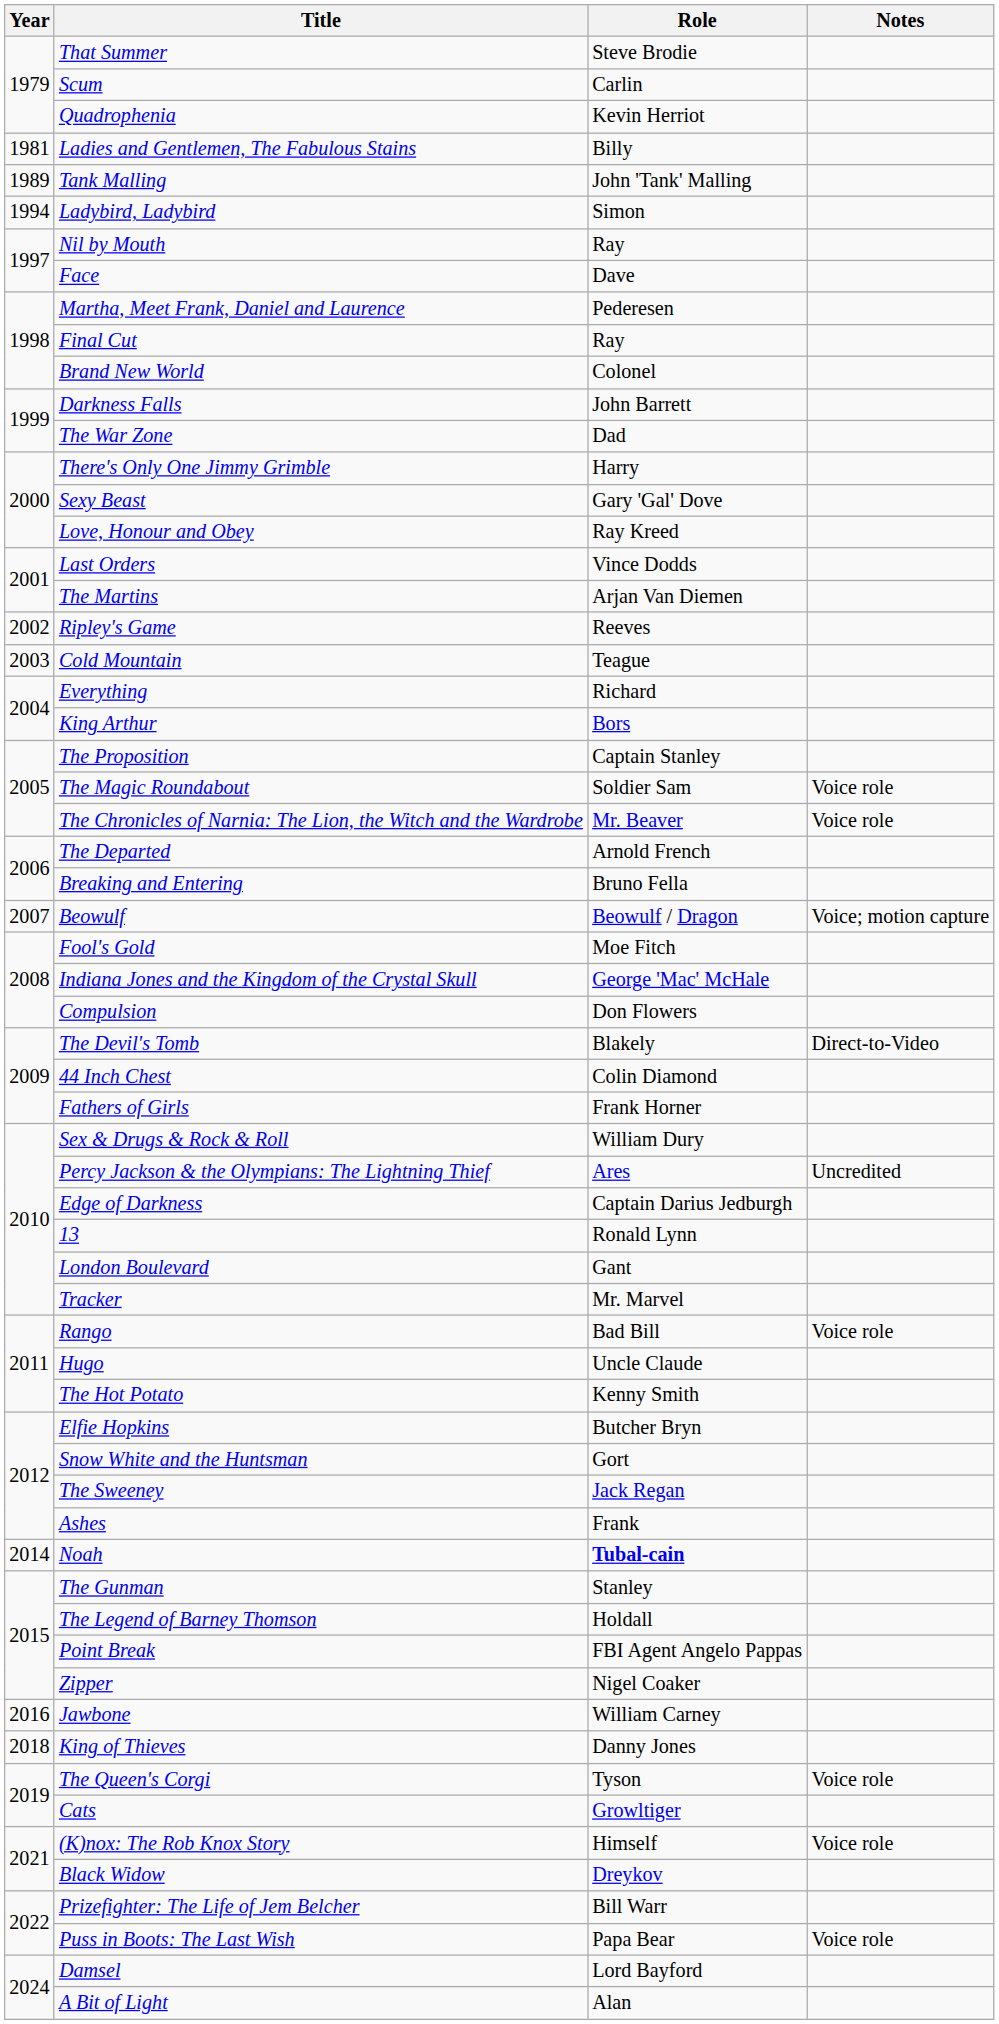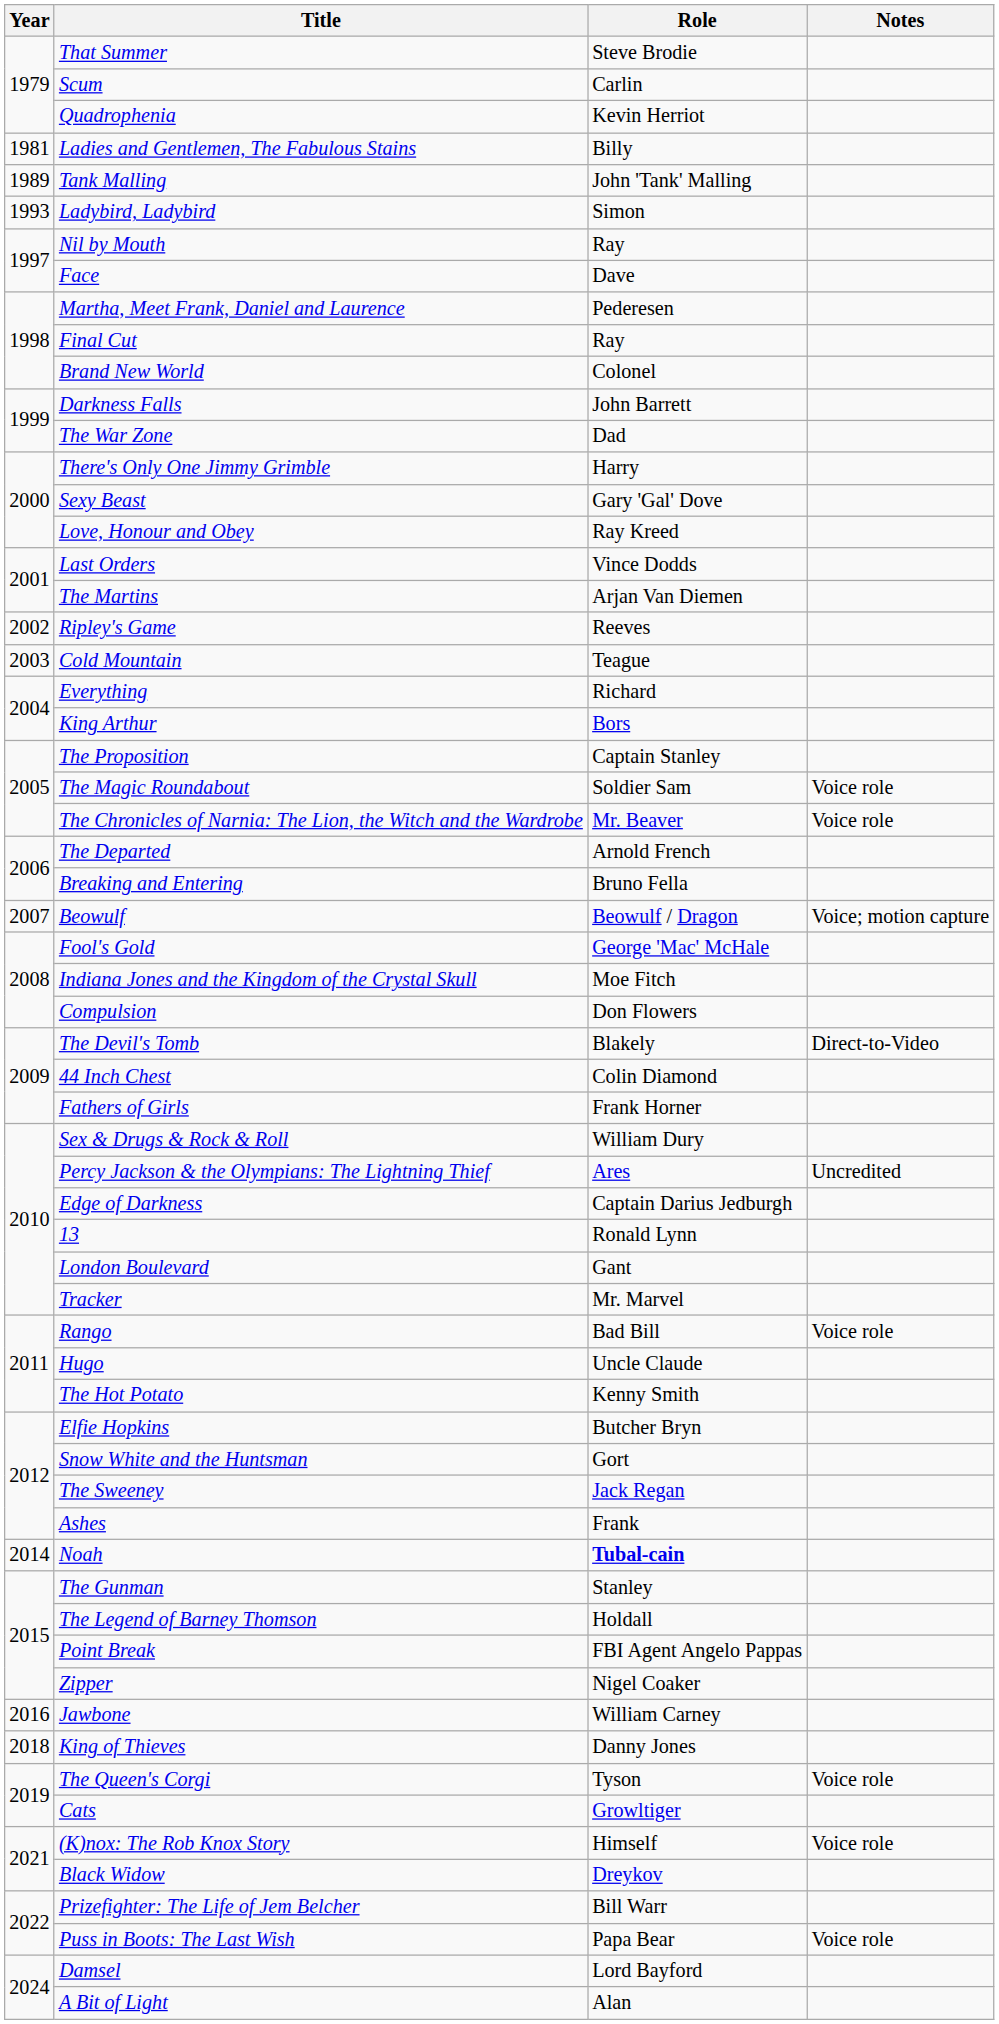(29, 212) 1994 -> (29, 212) 1993
(634, 947) Moe Fitch -> (681, 947) George 'Mac' McHale
(681, 979) George 'Mac' McHale -> (634, 979) Moe Fitch
